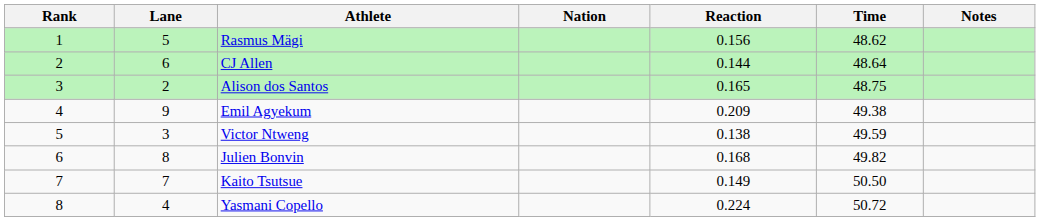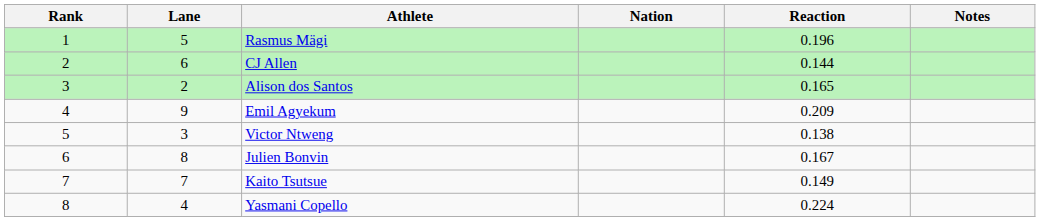- column: (870, 16)
(733, 39) 0.156 -> (817, 39) 0.196
(733, 157) 0.168 -> (817, 157) 0.167
